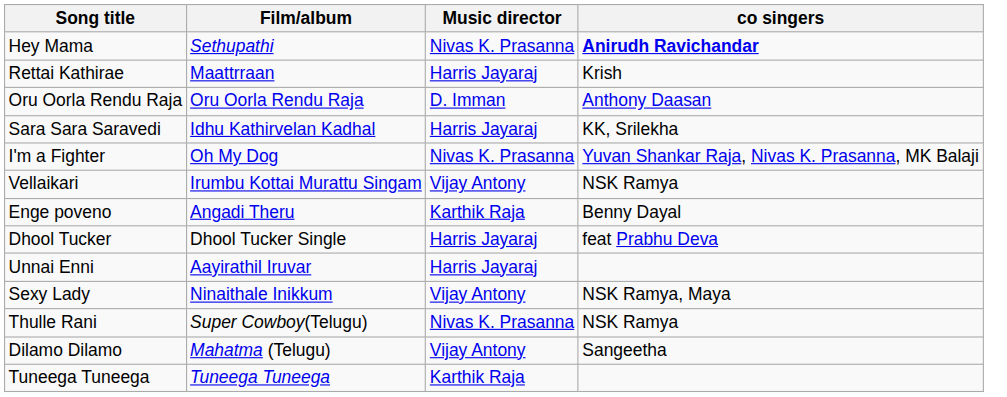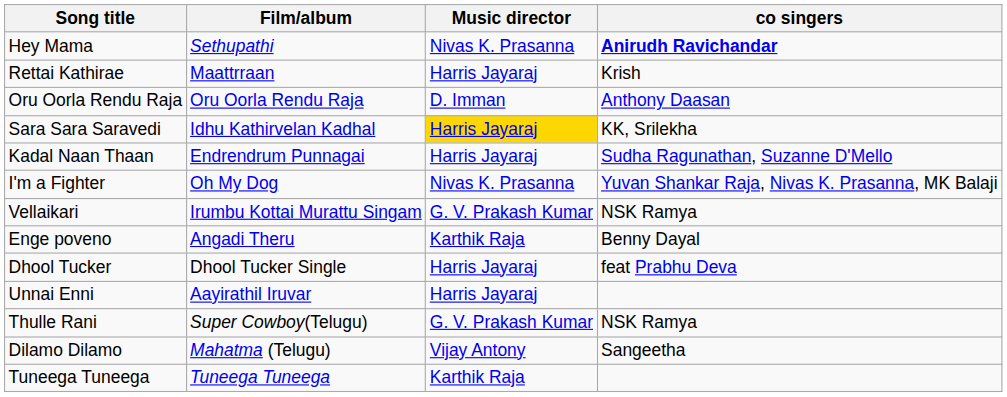(484, 128) no background -> (484, 128) gold background
+ row: (81, 156)
(478, 184) Vijay Antony -> (511, 211) G. V. Prakash Kumar
- row: (49, 294)
(502, 322) Nivas K. Prasanna -> (511, 322) G. V. Prakash Kumar
